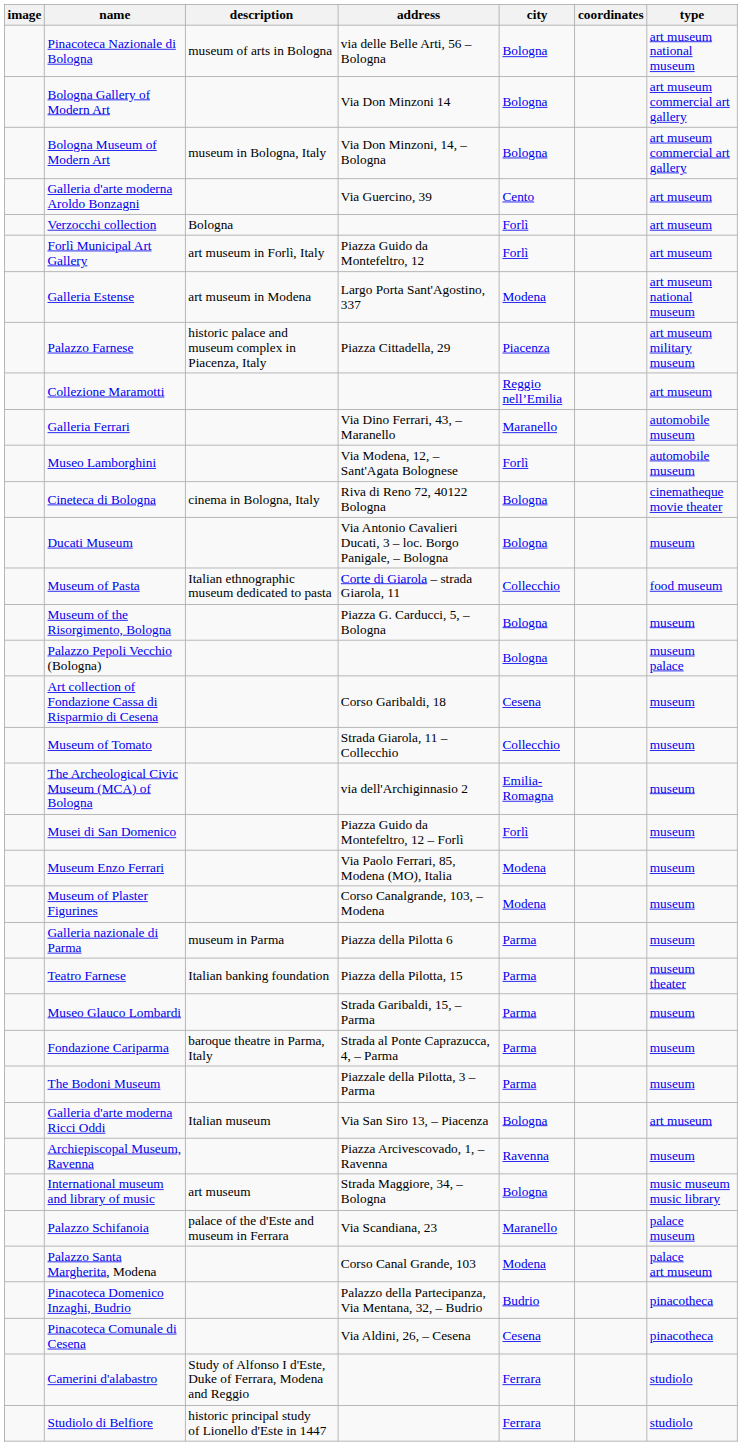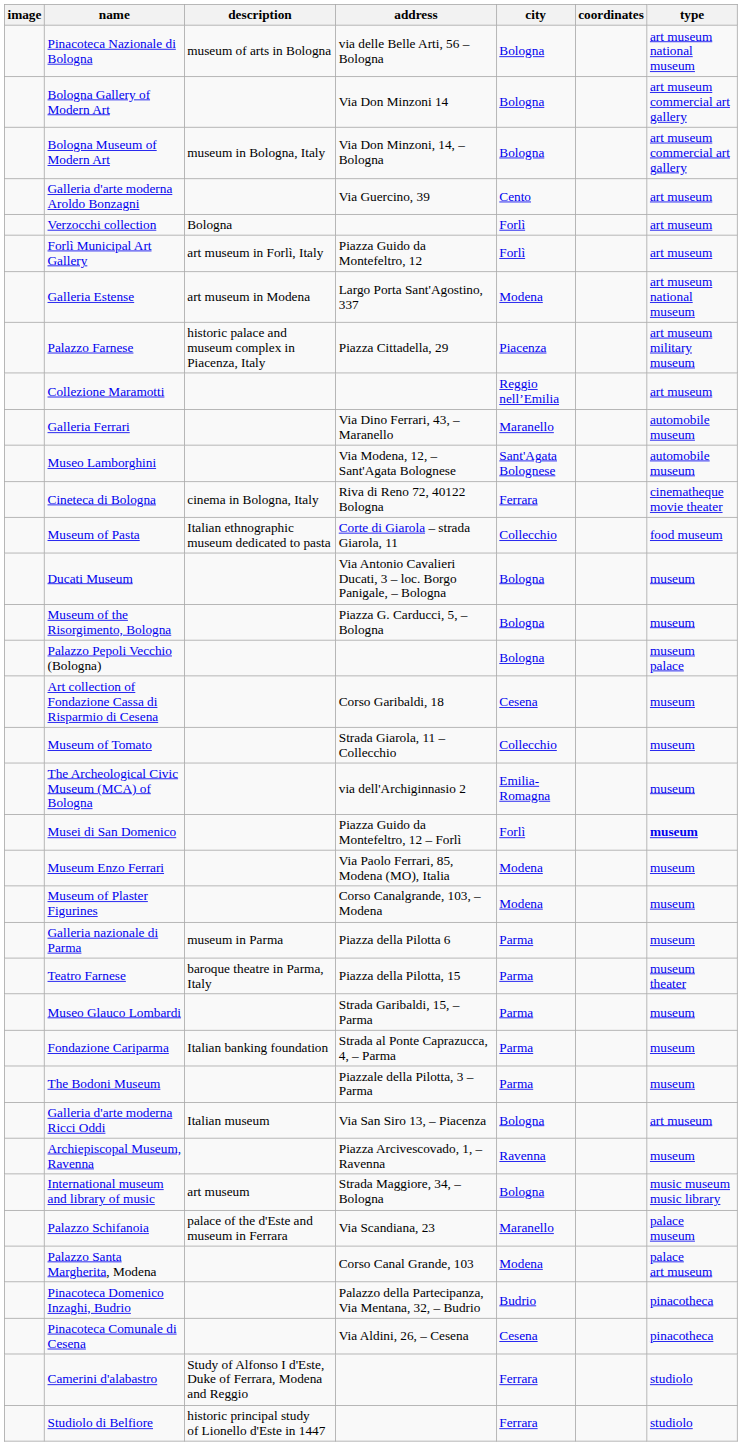(515, 463) Forlì -> (528, 463) Sant'Agata Bolognese
(525, 499) Bologna -> (518, 499) Ferrara
rows swapped: (94, 586) <-> (90, 542)
(672, 832) normal -> (674, 832) bold
(259, 976) Italian banking foundation -> (255, 976) baroque theatre in Parma, Italy
(256, 1048) baroque theatre in Parma, Italy -> (258, 1048) Italian banking foundation
